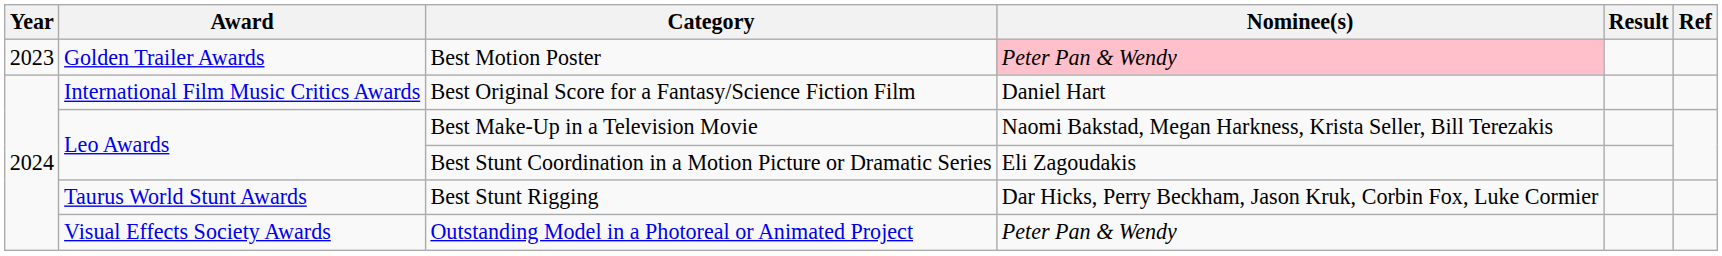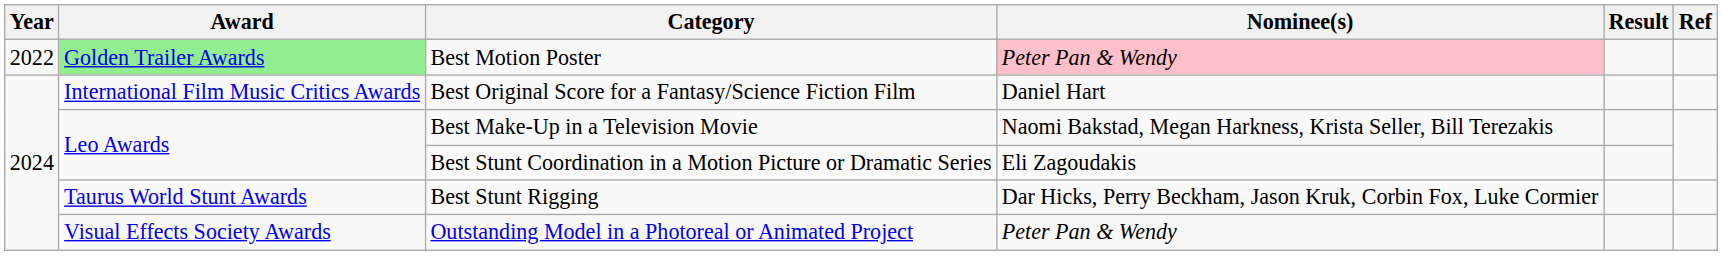(32, 57) 2023 -> (32, 57) 2022
(164, 57) no background -> (164, 57) lightgreen background
